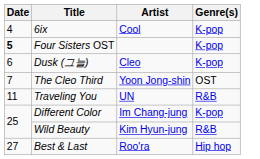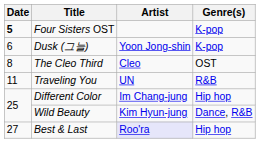- row: (41, 29)
(130, 63) Cleo -> (155, 46) Yoon Jong-shin
(10, 80) 7 -> (10, 64) 8
(155, 80) Yoon Jong-shin -> (130, 64) Cleo
(209, 113) K-pop -> (213, 97) Hip hop
(206, 130) R&B -> (224, 113) Dance, R&B
(134, 146) no background -> (134, 130) lavender background
